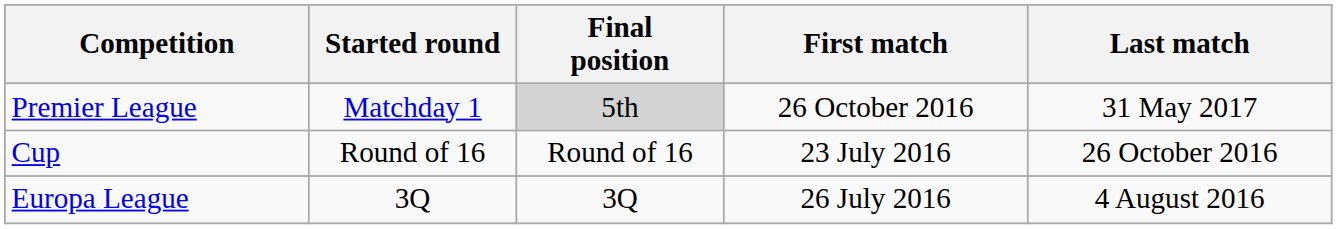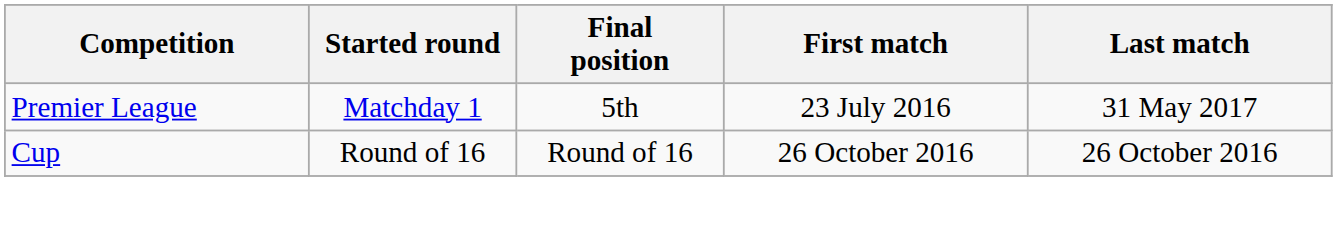(620, 106) lightgrey background -> (620, 106) no background
(876, 106) 26 October 2016 -> (876, 106) 23 July 2016
(876, 152) 23 July 2016 -> (876, 152) 26 October 2016
- row: (100, 198)
